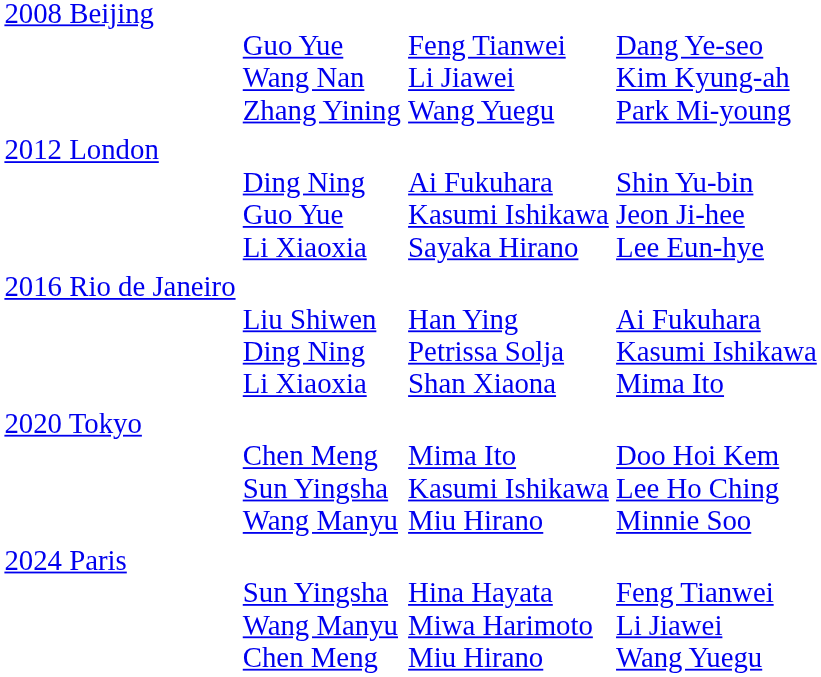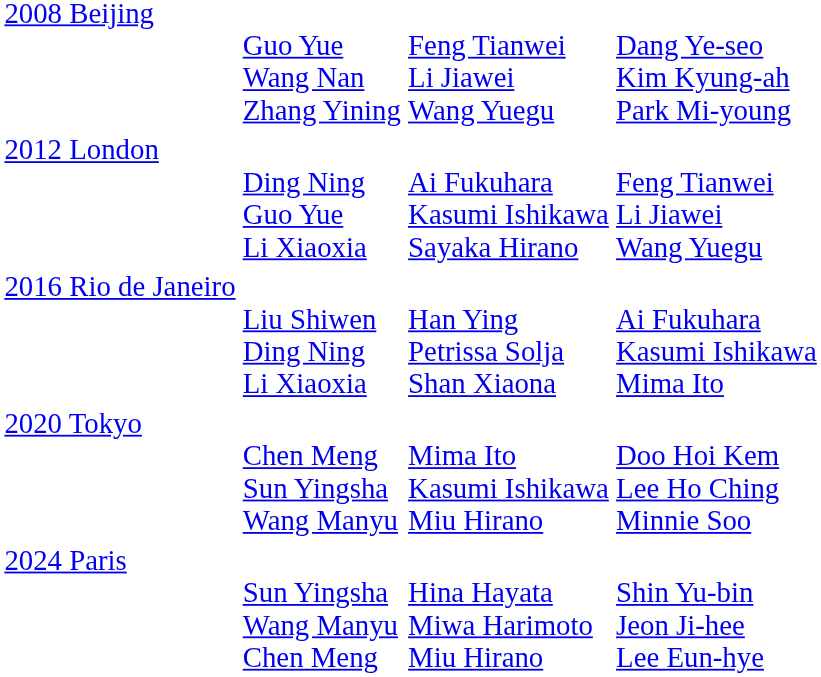(690, 214) Shin Yu-bin Jeon Ji-hee Lee Eun-hye -> (695, 214) Feng Tianwei Li Jiawei Wang Yuegu
(695, 625) Feng Tianwei Li Jiawei Wang Yuegu -> (690, 625) Shin Yu-bin Jeon Ji-hee Lee Eun-hye
